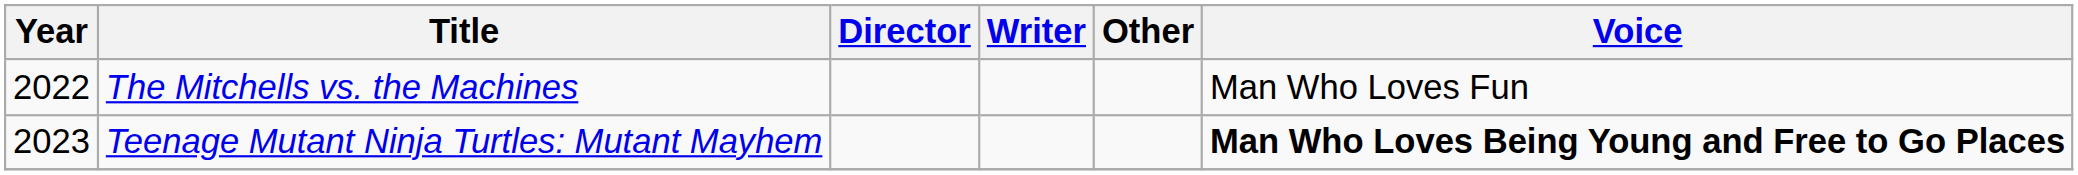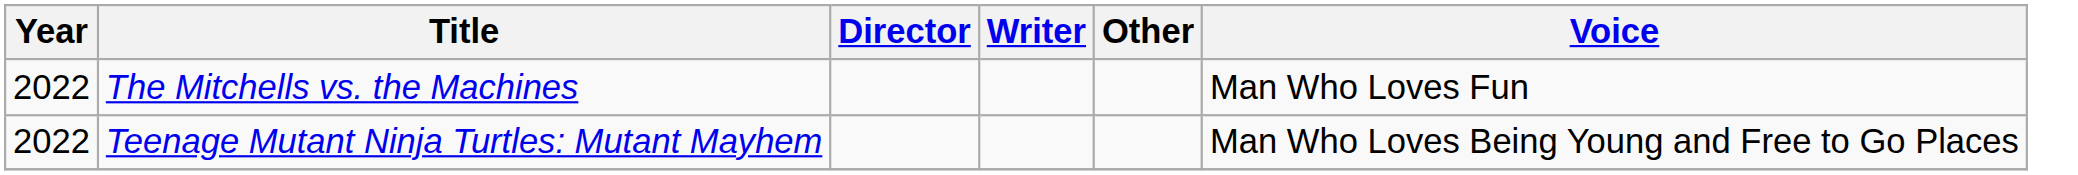(51, 141) 2023 -> (51, 141) 2022
(1638, 141) bold -> (1614, 141) normal
